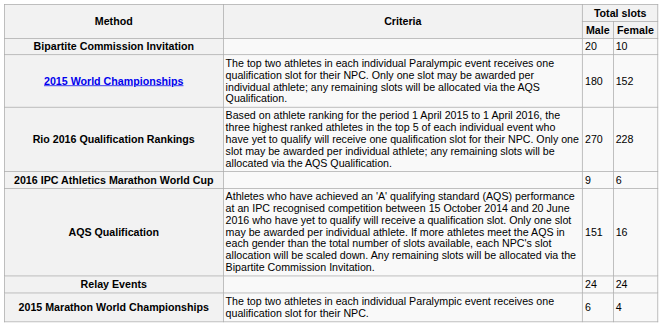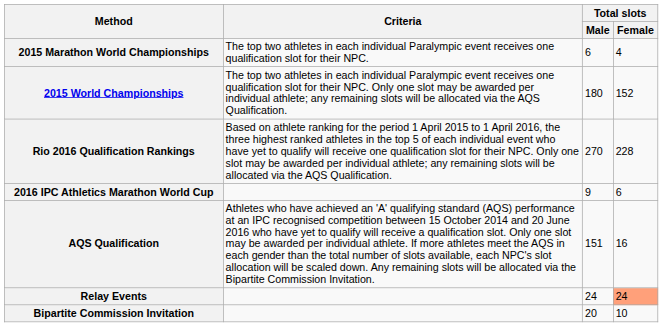rows swapped: (114, 308) <-> (114, 47)
(622, 285) no background -> (622, 297) lightsalmon background
